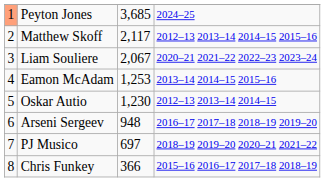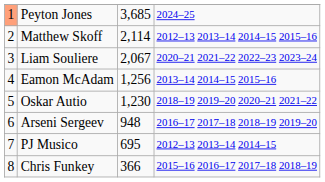(135, 36) 2,117 -> (135, 36) 2,114
(135, 79) 1,253 -> (135, 79) 1,256
(216, 101) 2012–13 2013–14 2014–15 -> (237, 101) 2018–19 2019–20 2020–21 2021–22
(130, 144) 697 -> (130, 144) 695
(237, 144) 2018–19 2019–20 2020–21 2021–22 -> (216, 144) 2012–13 2013–14 2014–15
